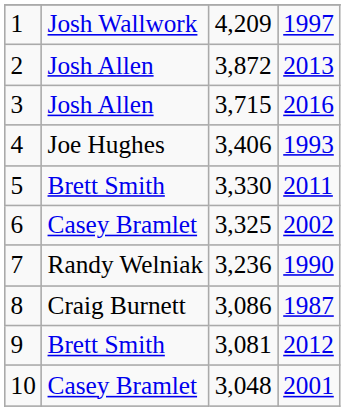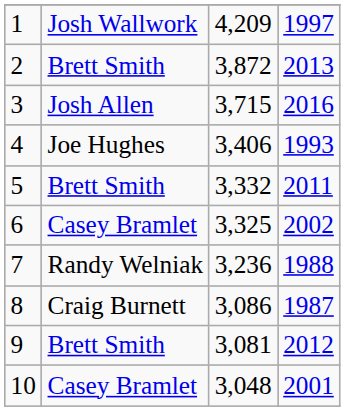(101, 64) Josh Allen -> (106, 64) Brett Smith
(243, 184) 3,330 -> (243, 184) 3,332
(308, 265) 1990 -> (308, 265) 1988
